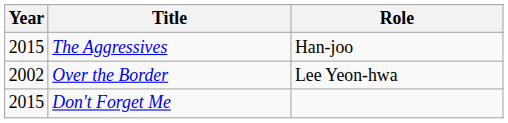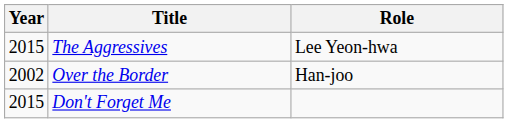(324, 46) Han-joo -> (346, 46) Lee Yeon-hwa
(346, 74) Lee Yeon-hwa -> (324, 74) Han-joo
